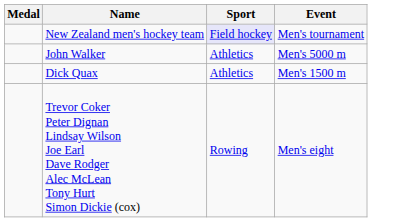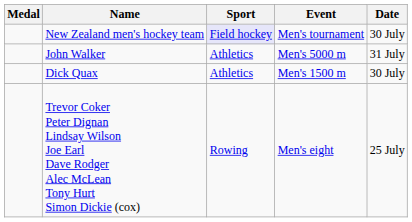+ column: (387, 14)
